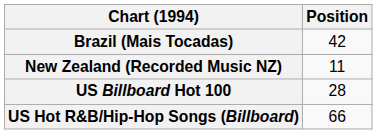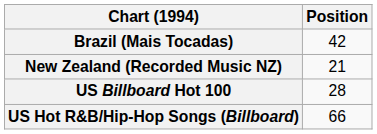(337, 66) 11 -> (337, 66) 21
